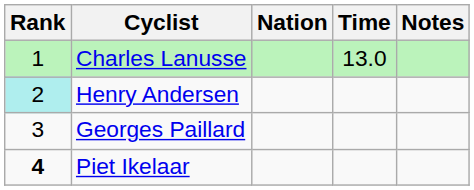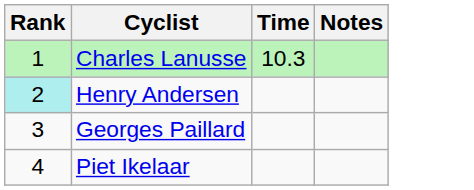- column: (292, 22)
(364, 58) 13.0 -> (283, 58) 10.3
(38, 166) bold -> (38, 166) normal
